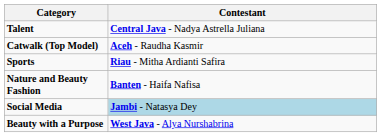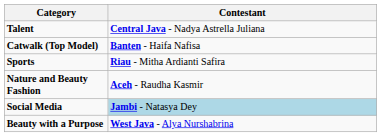(157, 46) Aceh - Raudha Kasmir -> (155, 46) Banten - Haifa Nafisa
(155, 85) Banten - Haifa Nafisa -> (157, 85) Aceh - Raudha Kasmir
